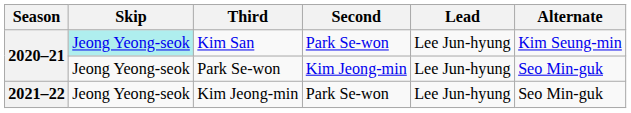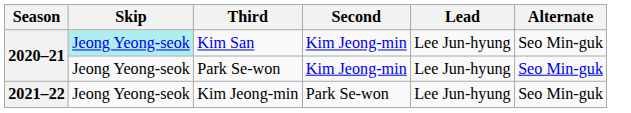(347, 42) Park Se-won -> (356, 42) Kim Jeong-min
(570, 42) Kim Seung-min -> (561, 42) Seo Min-guk
